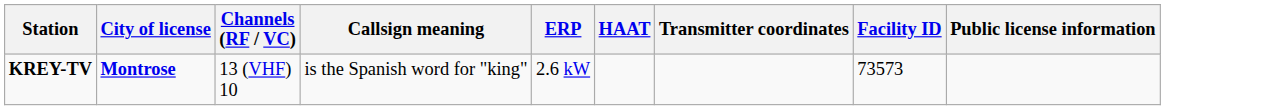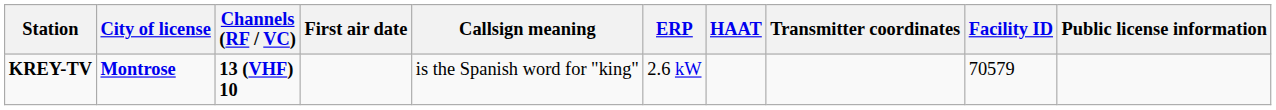+ column: (356, 29)
(255, 79) normal -> (256, 79) bold
(880, 68) 73573 -> (992, 68) 70579
